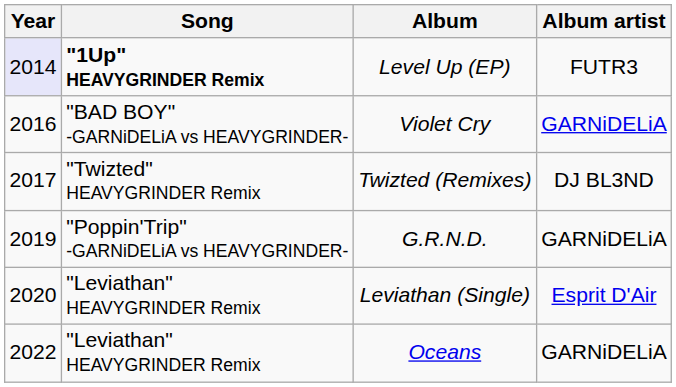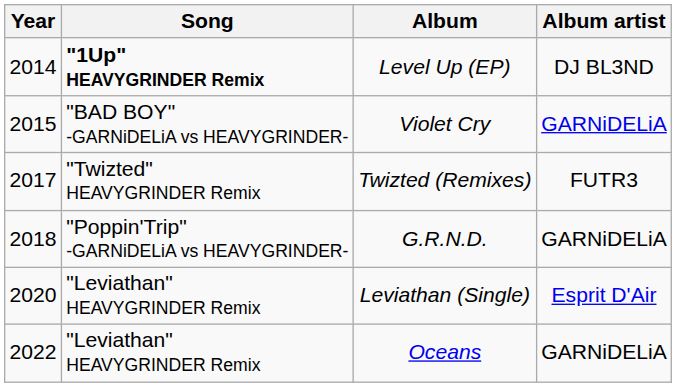(33, 66) lavender background -> (33, 66) no background
(604, 66) FUTR3 -> (604, 66) DJ BL3ND
(33, 123) 2016 -> (33, 123) 2015
(604, 181) DJ BL3ND -> (604, 181) FUTR3
(33, 238) 2019 -> (33, 238) 2018
